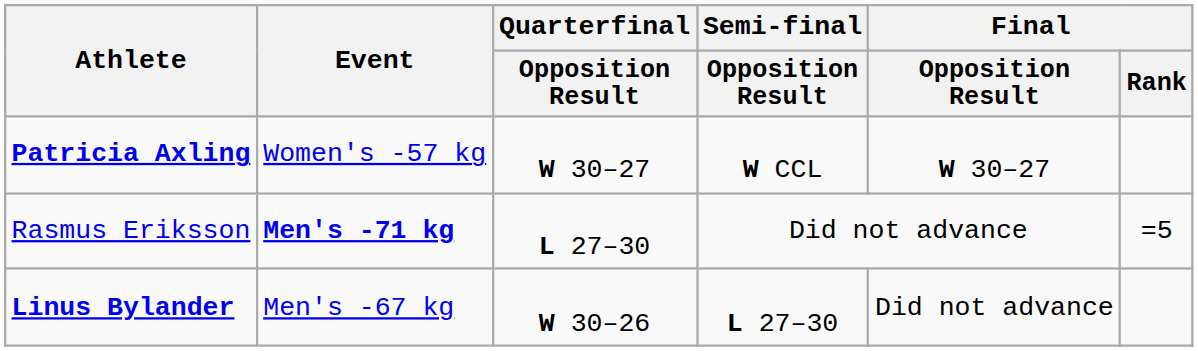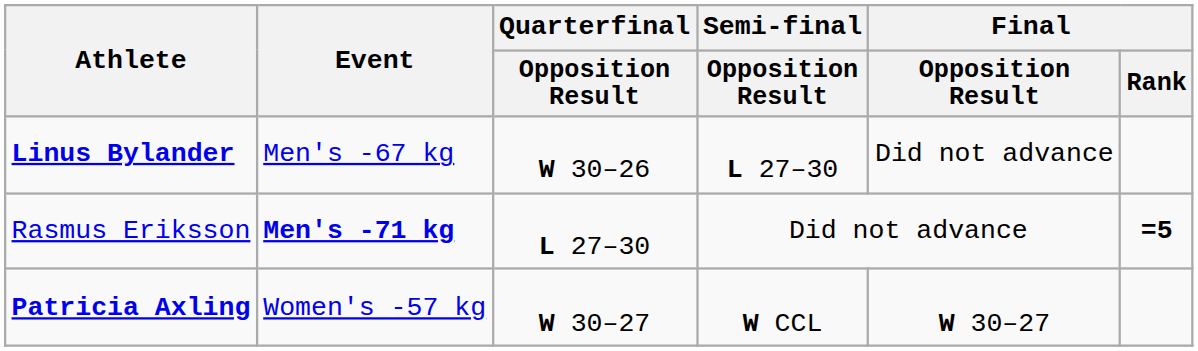rows swapped: (123, 307) <-> (131, 154)
(1157, 231) normal -> (1157, 231) bold
